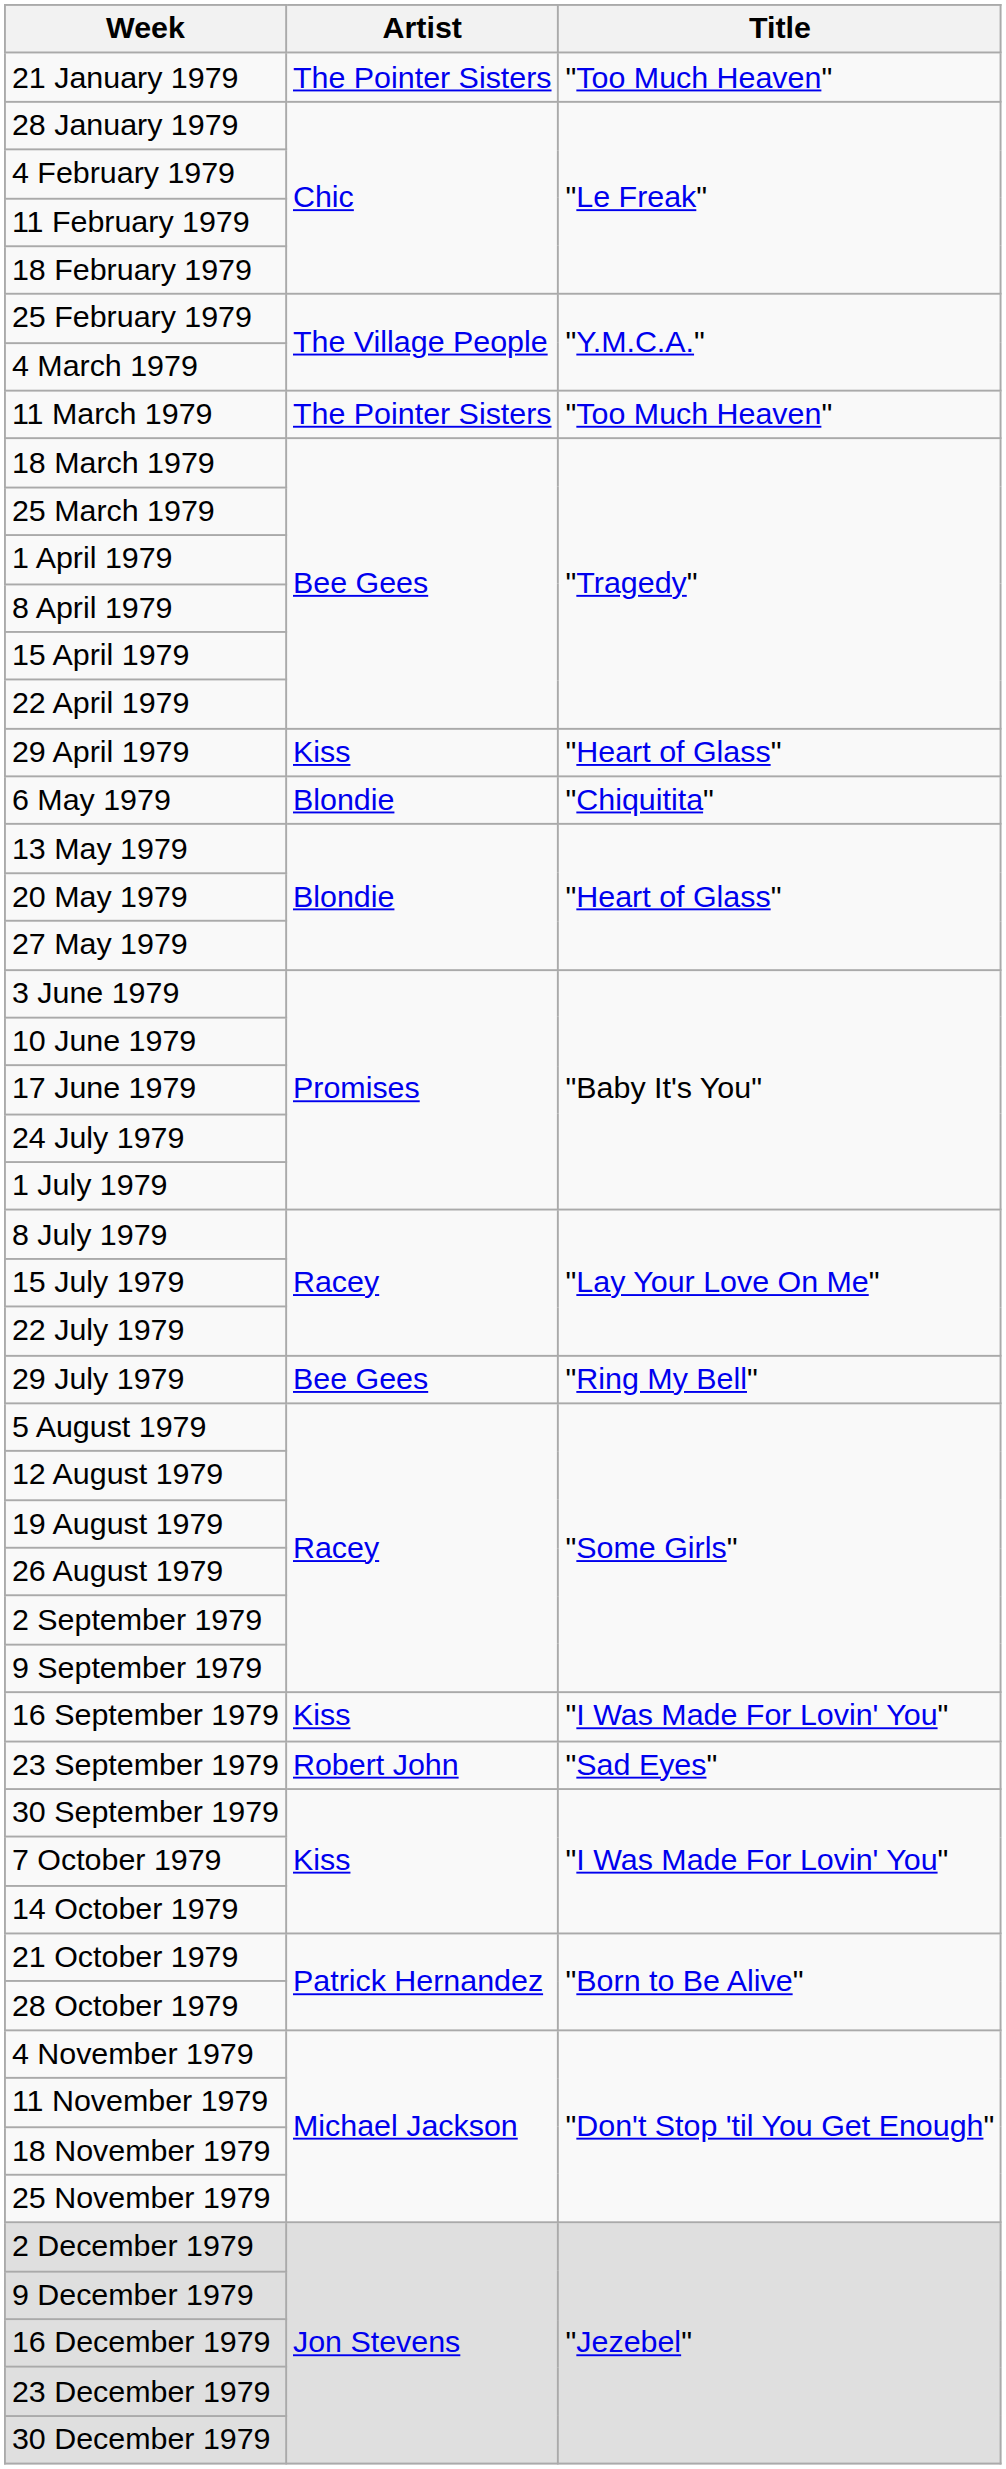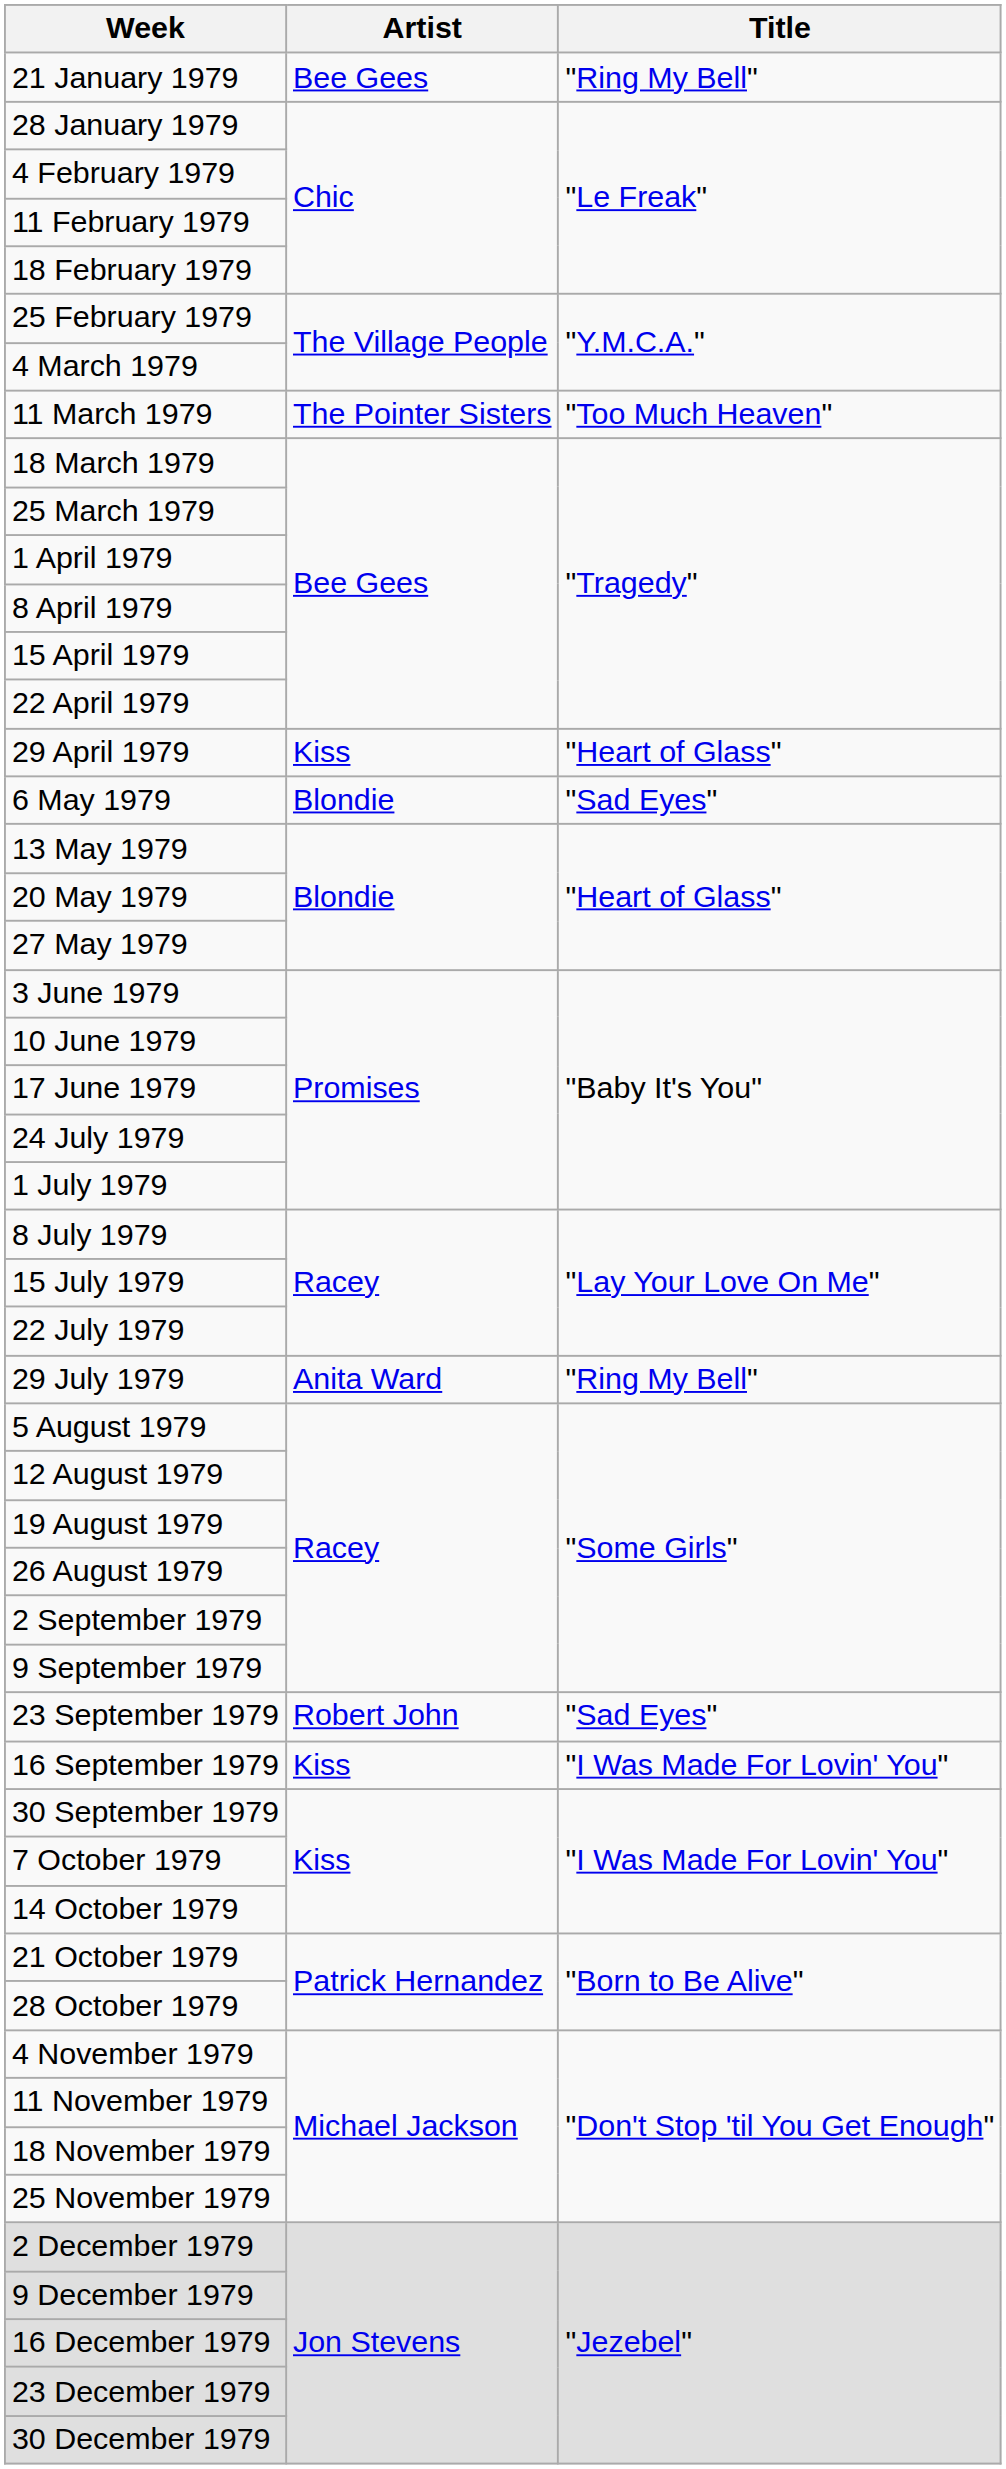(422, 76) The Pointer Sisters -> (361, 76) Bee Gees
(699, 76) "Too Much Heaven" -> (662, 76) "Ring My Bell"
(640, 800) "Chiquitita" -> (641, 800) "Sad Eyes"
(361, 1378) Bee Gees -> (368, 1378) Anita Ward
rows swapped: (145, 1716) <-> (145, 1764)
